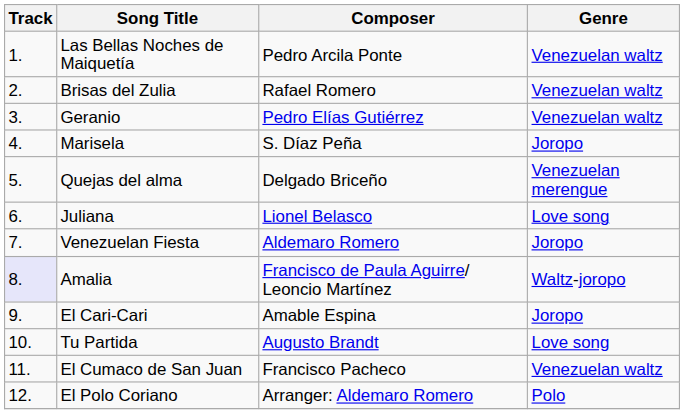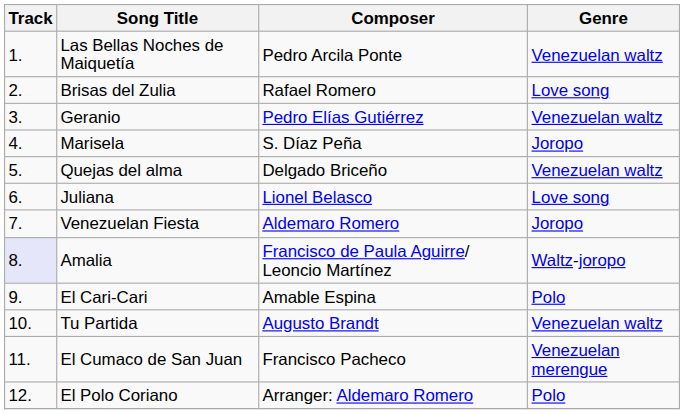(597, 90) Venezuelan waltz -> (570, 90) Love song
(576, 180) Venezuelan merengue -> (597, 171) Venezuelan waltz
(557, 315) Joropo -> (548, 296) Polo
(570, 342) Love song -> (597, 323) Venezuelan waltz
(597, 369) Venezuelan waltz -> (576, 359) Venezuelan merengue
